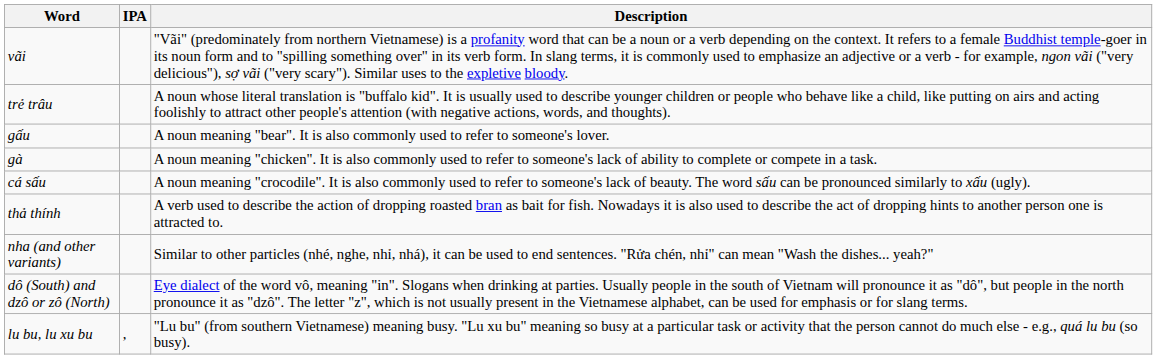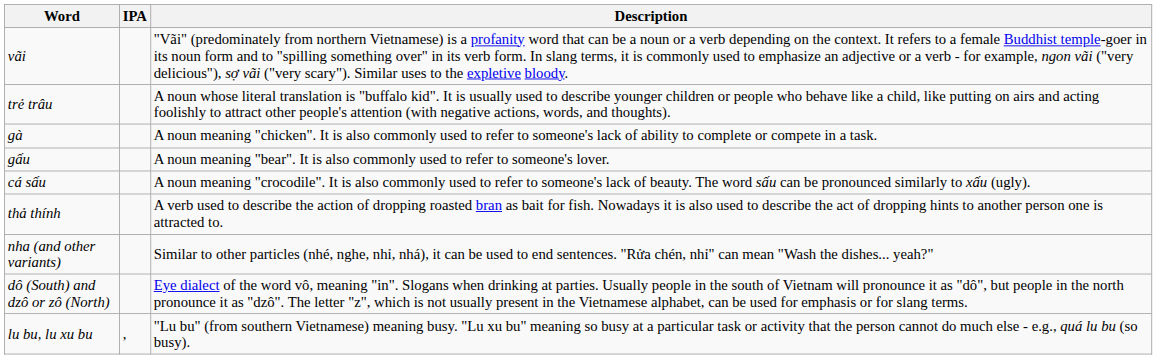rows swapped: (19, 135) <-> (15, 159)
